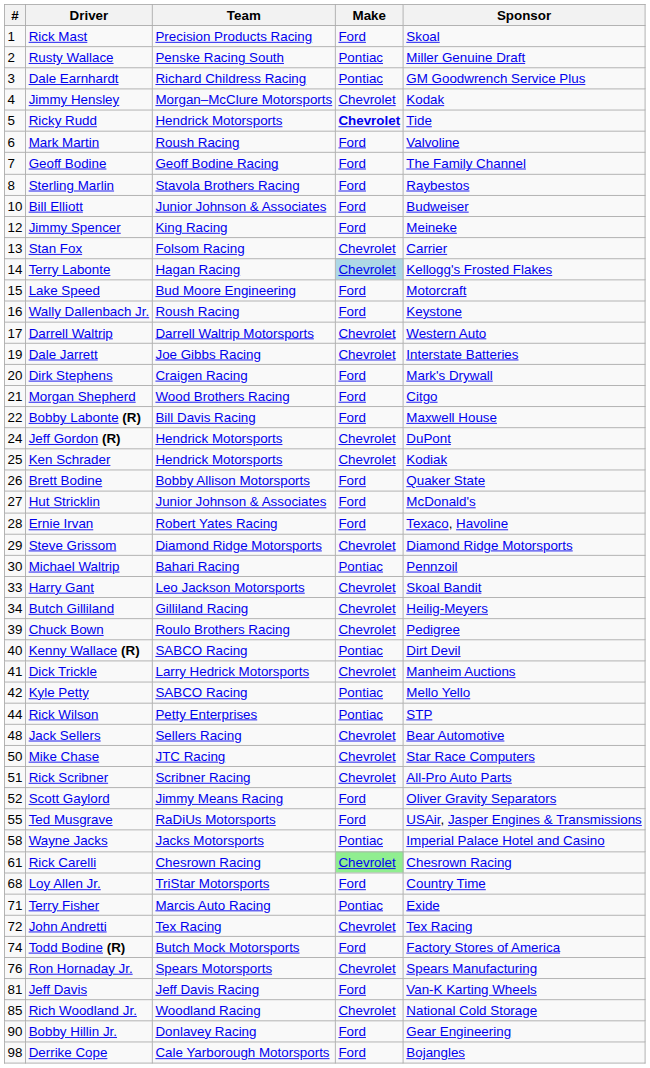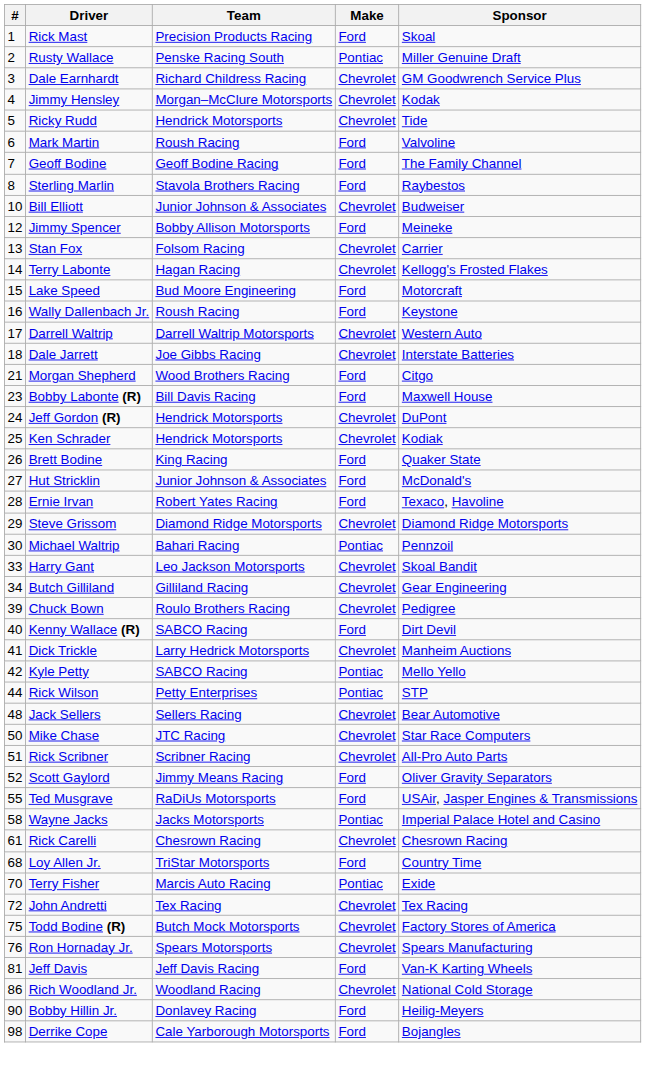(361, 79) Pontiac -> (367, 79) Chevrolet
(369, 121) bold -> (367, 121) normal
(352, 206) Ford -> (367, 206) Chevrolet
(191, 227) King Racing -> (233, 227) Bobby Allison Motorsports
(367, 269) lightblue background -> (367, 269) no background
(15, 354) 19 -> (15, 354) 18
- row: (71, 375)
(15, 418) 22 -> (15, 396) 23
(233, 481) Bobby Allison Motorsports -> (191, 460) King Racing
(447, 608) Heilig-Meyers -> (454, 587) Gear Engineering
(361, 650) Pontiac -> (352, 629) Ford
(367, 862) lightgreen background -> (367, 841) no background
(15, 905) 71 -> (15, 883) 70
(15, 947) 74 -> (15, 926) 75
(352, 947) Ford -> (367, 926) Chevrolet
(15, 1010) 85 -> (15, 989) 86
(459, 1032) Gear Engineering -> (443, 1010) Heilig-Meyers
